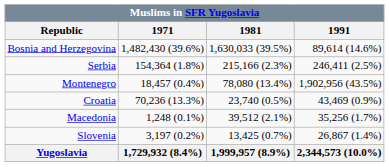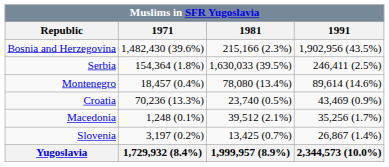(250, 48) 1,630,033 (39.5%) -> (257, 48) 215,166 (2.3%)
(347, 48) 89,614 (14.6%) -> (340, 48) 1,902,956 (43.5%)
(257, 65) 215,166 (2.3%) -> (250, 65) 1,630,033 (39.5%)
(340, 83) 1,902,956 (43.5%) -> (347, 83) 89,614 (14.6%)
